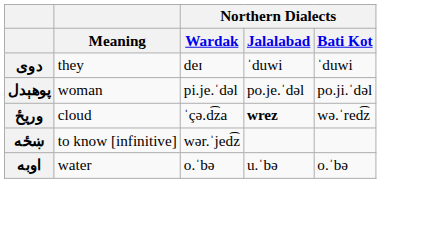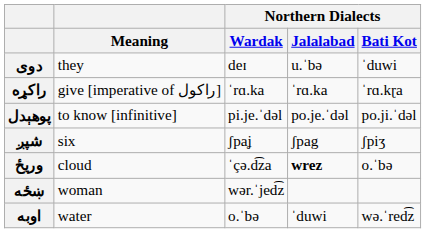(265, 65) ˈduwi -> (307, 65) u.ˈbə
+ row: (29, 90)
(80, 90) woman -> (117, 115) to know [infinitive]
+ row: (29, 140)
(344, 115) wə.ˈred͡z -> (377, 165) o.ˈbə
(117, 140) to know [infinitive] -> (80, 190) woman
(262, 165) u.ˈbə -> (309, 215) ˈduwi
(333, 165) o.ˈbə -> (388, 215) wə.ˈred͡z
